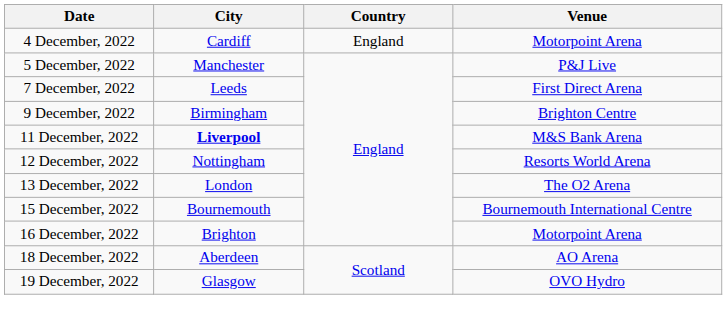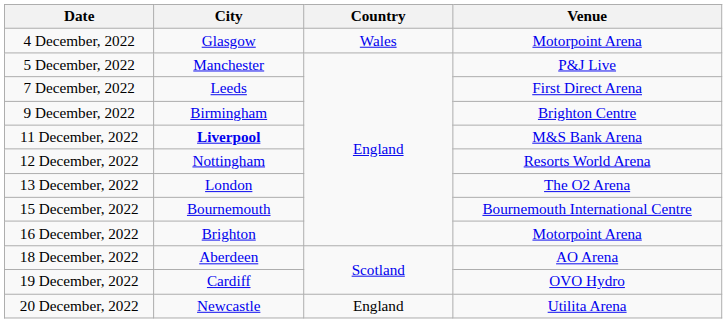(229, 40) Cardiff -> (229, 40) Glasgow
(378, 40) England -> (378, 40) Wales
(229, 281) Glasgow -> (229, 281) Cardiff
+ row: (79, 305)
